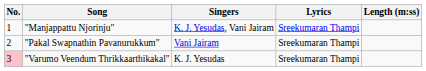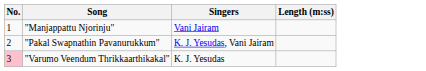- column: (319, 12)
(224, 27) K. J. Yesudas, Vani Jairam -> (196, 27) Vani Jairam
(196, 43) Vani Jairam -> (224, 43) K. J. Yesudas, Vani Jairam
